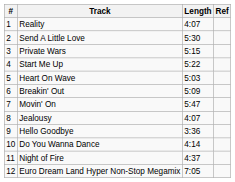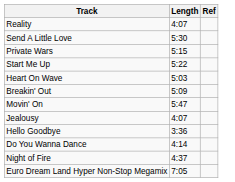- column: (11, 11)
